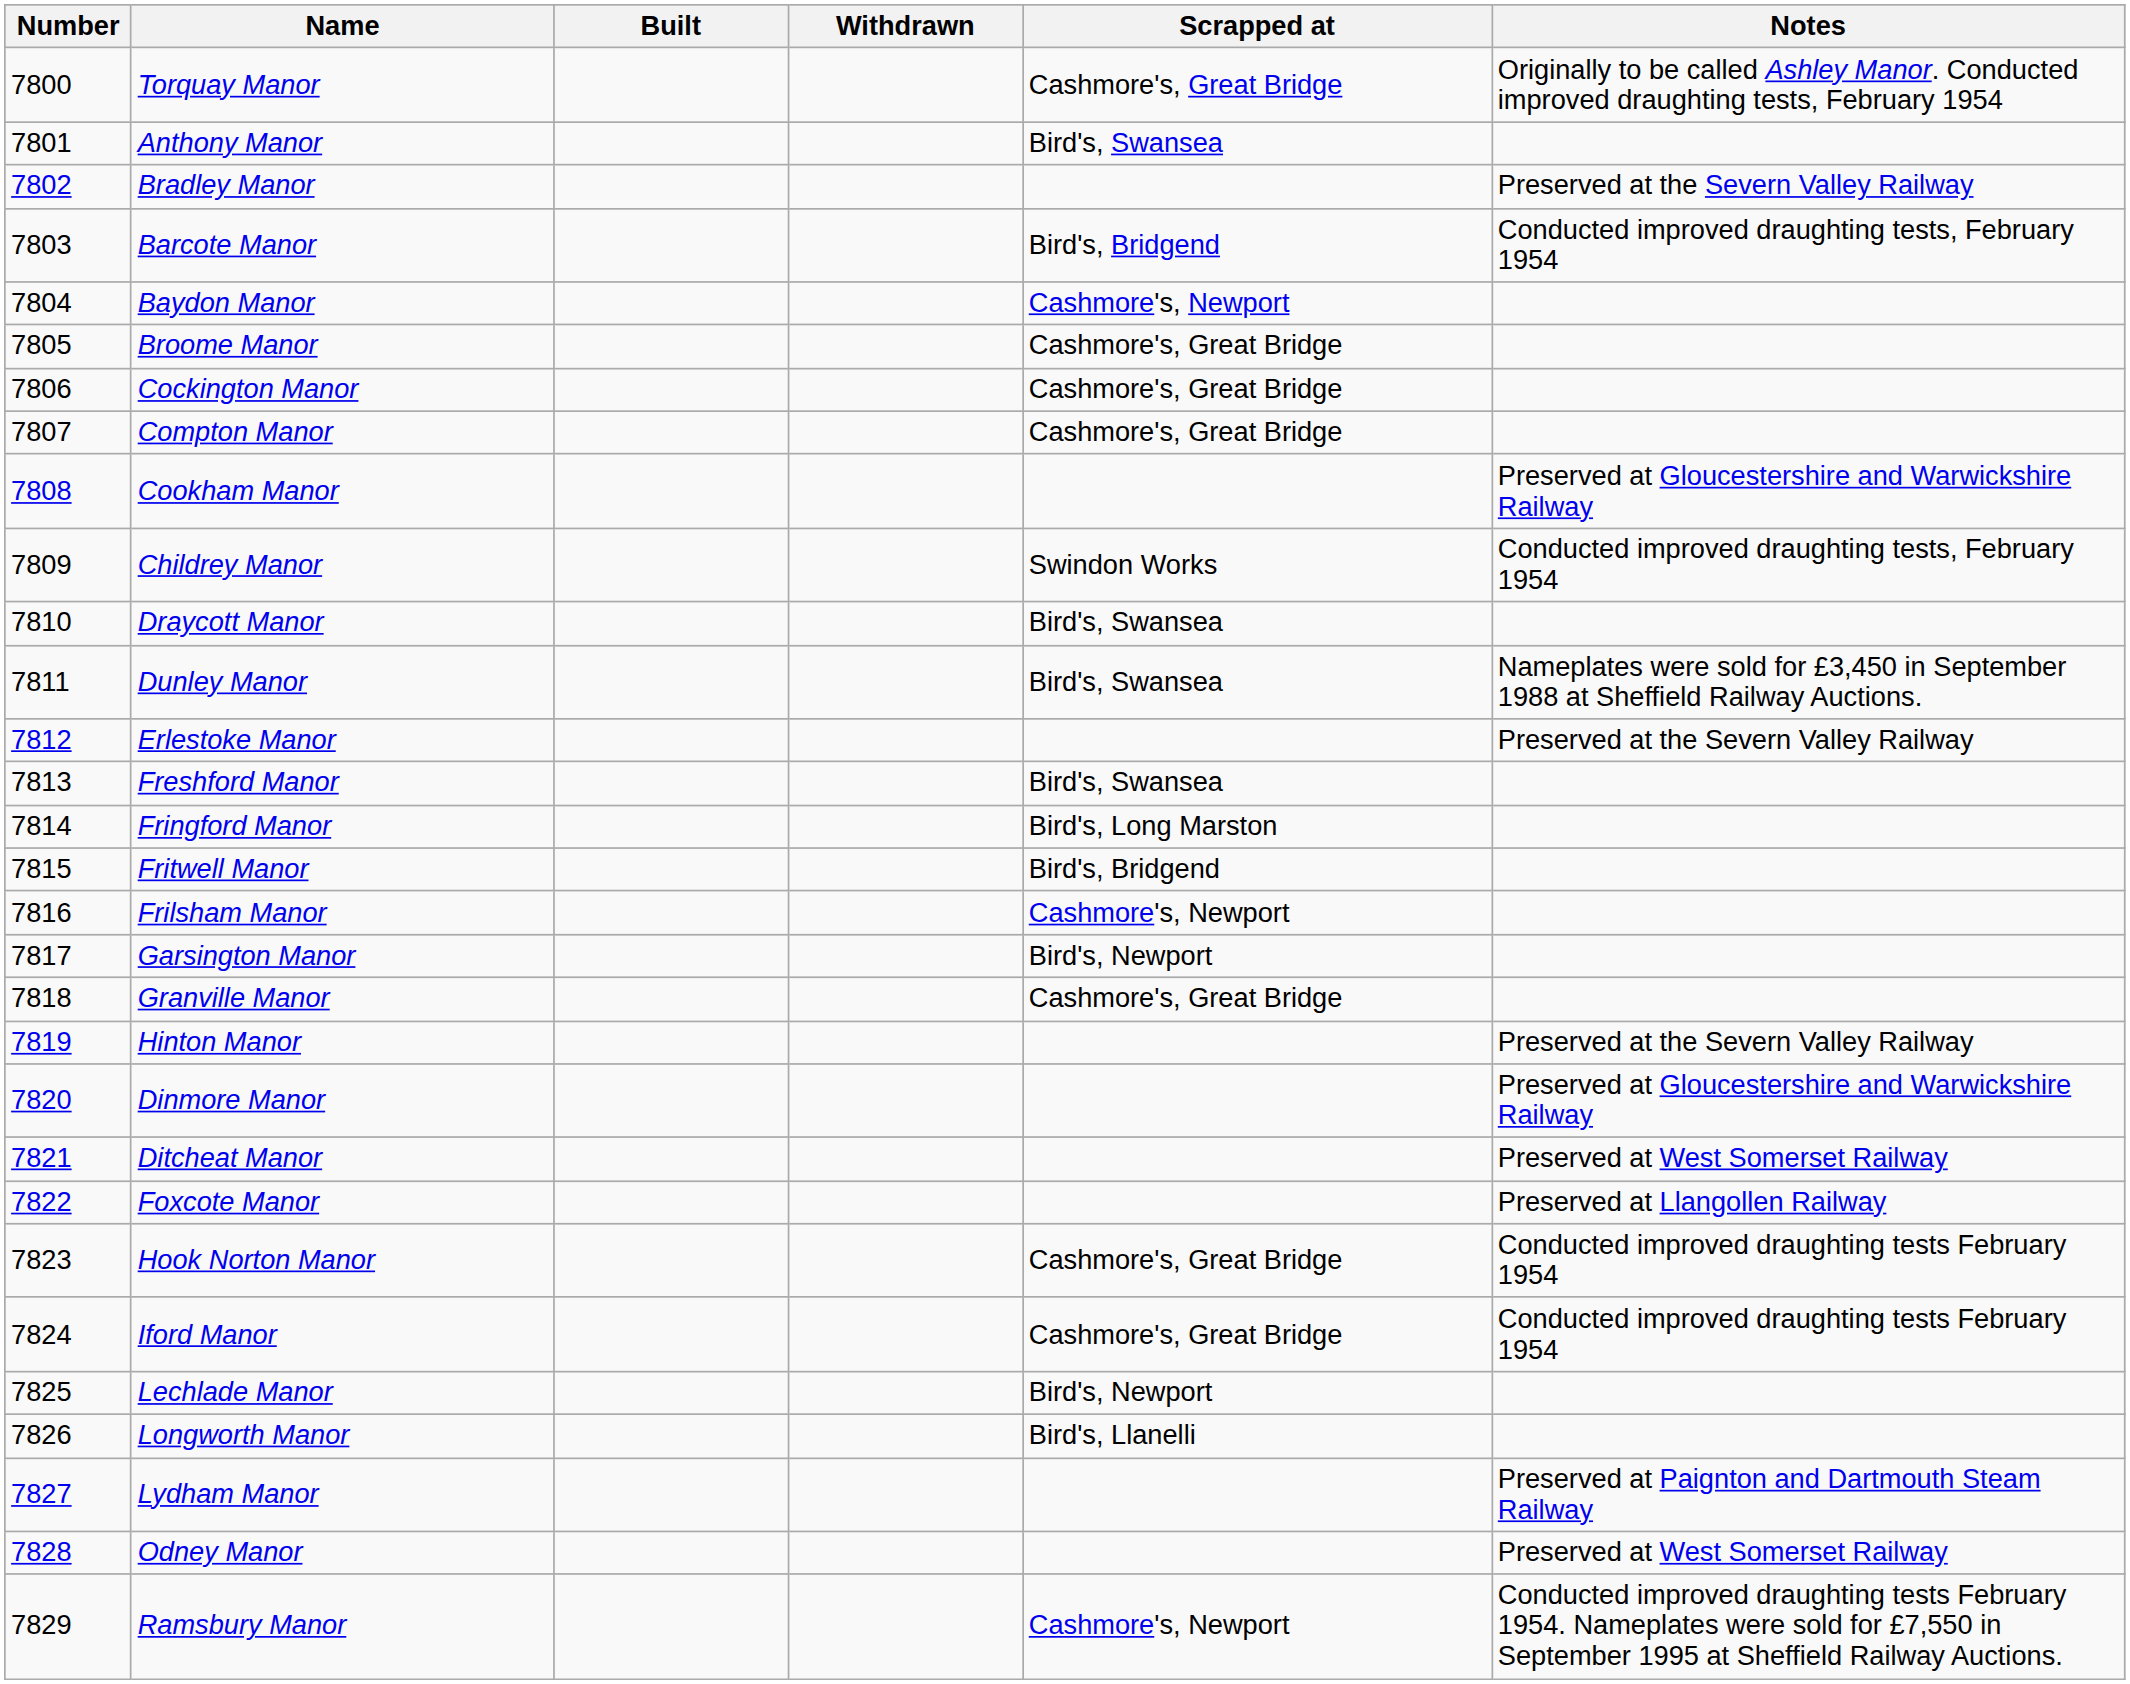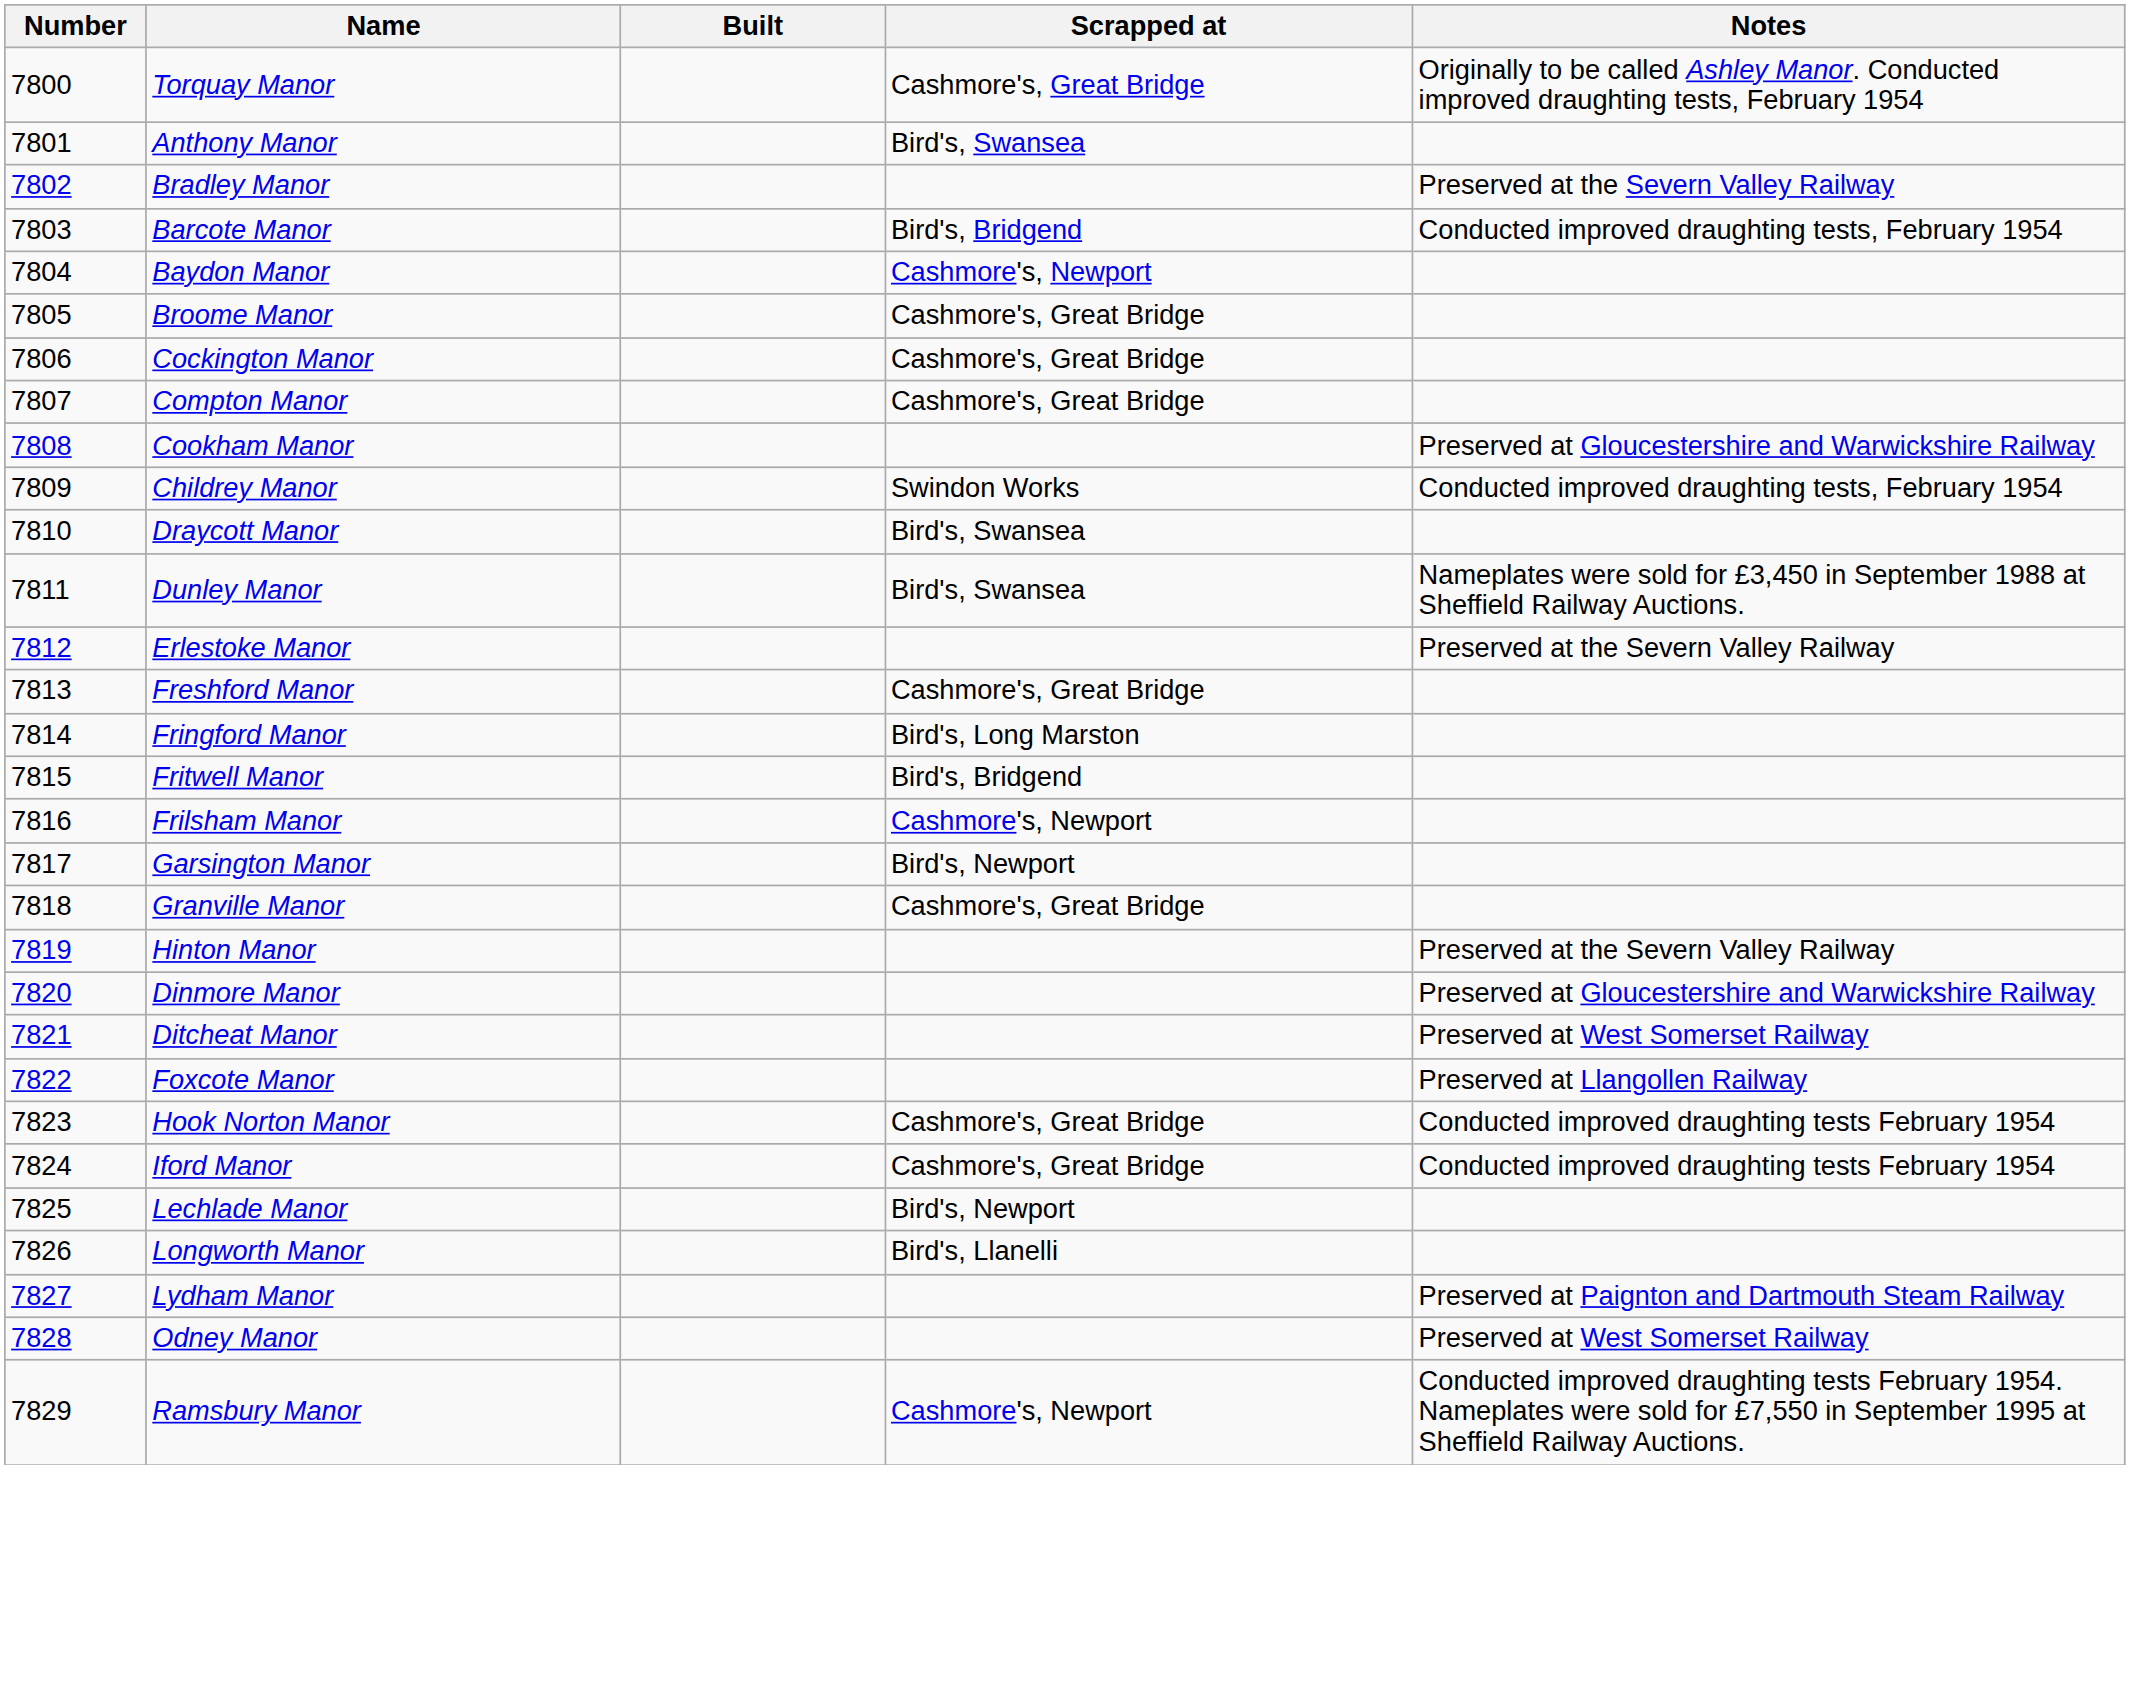- column: (905, 26)
(1126, 782) Bird's, Swansea -> (1048, 691) Cashmore's, Great Bridge
